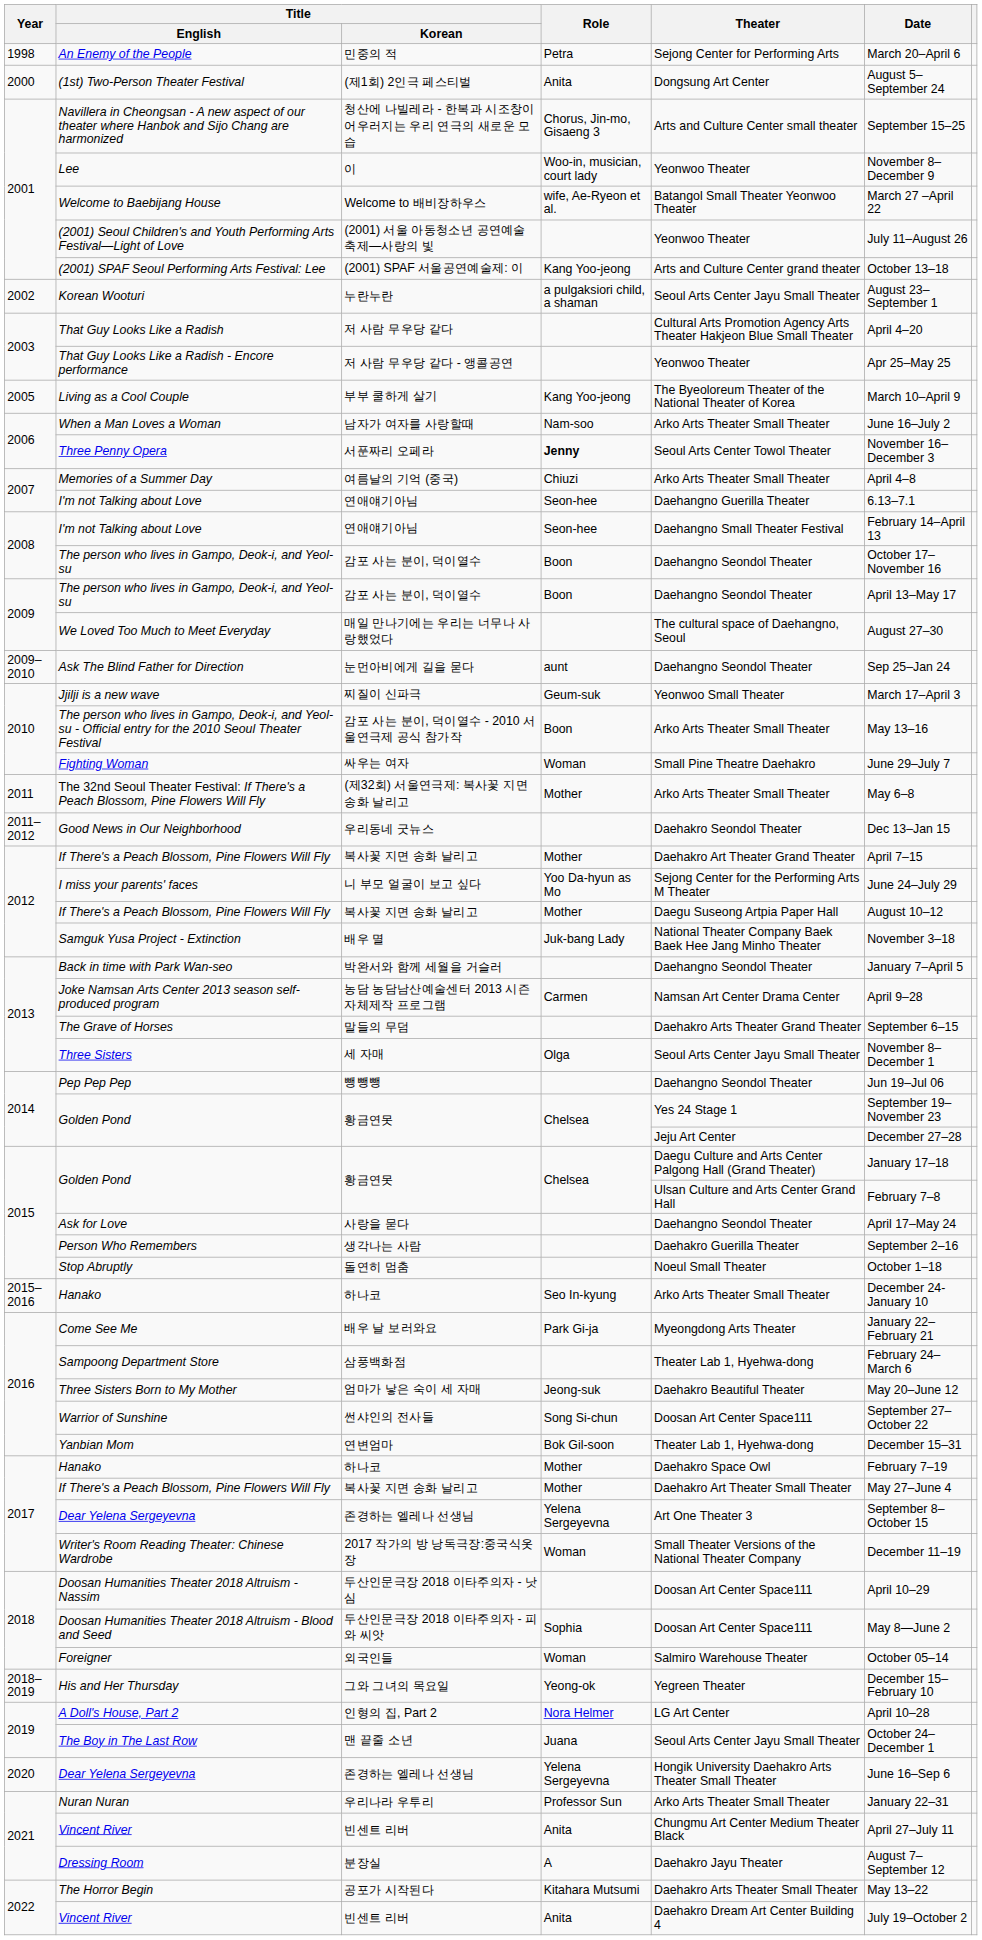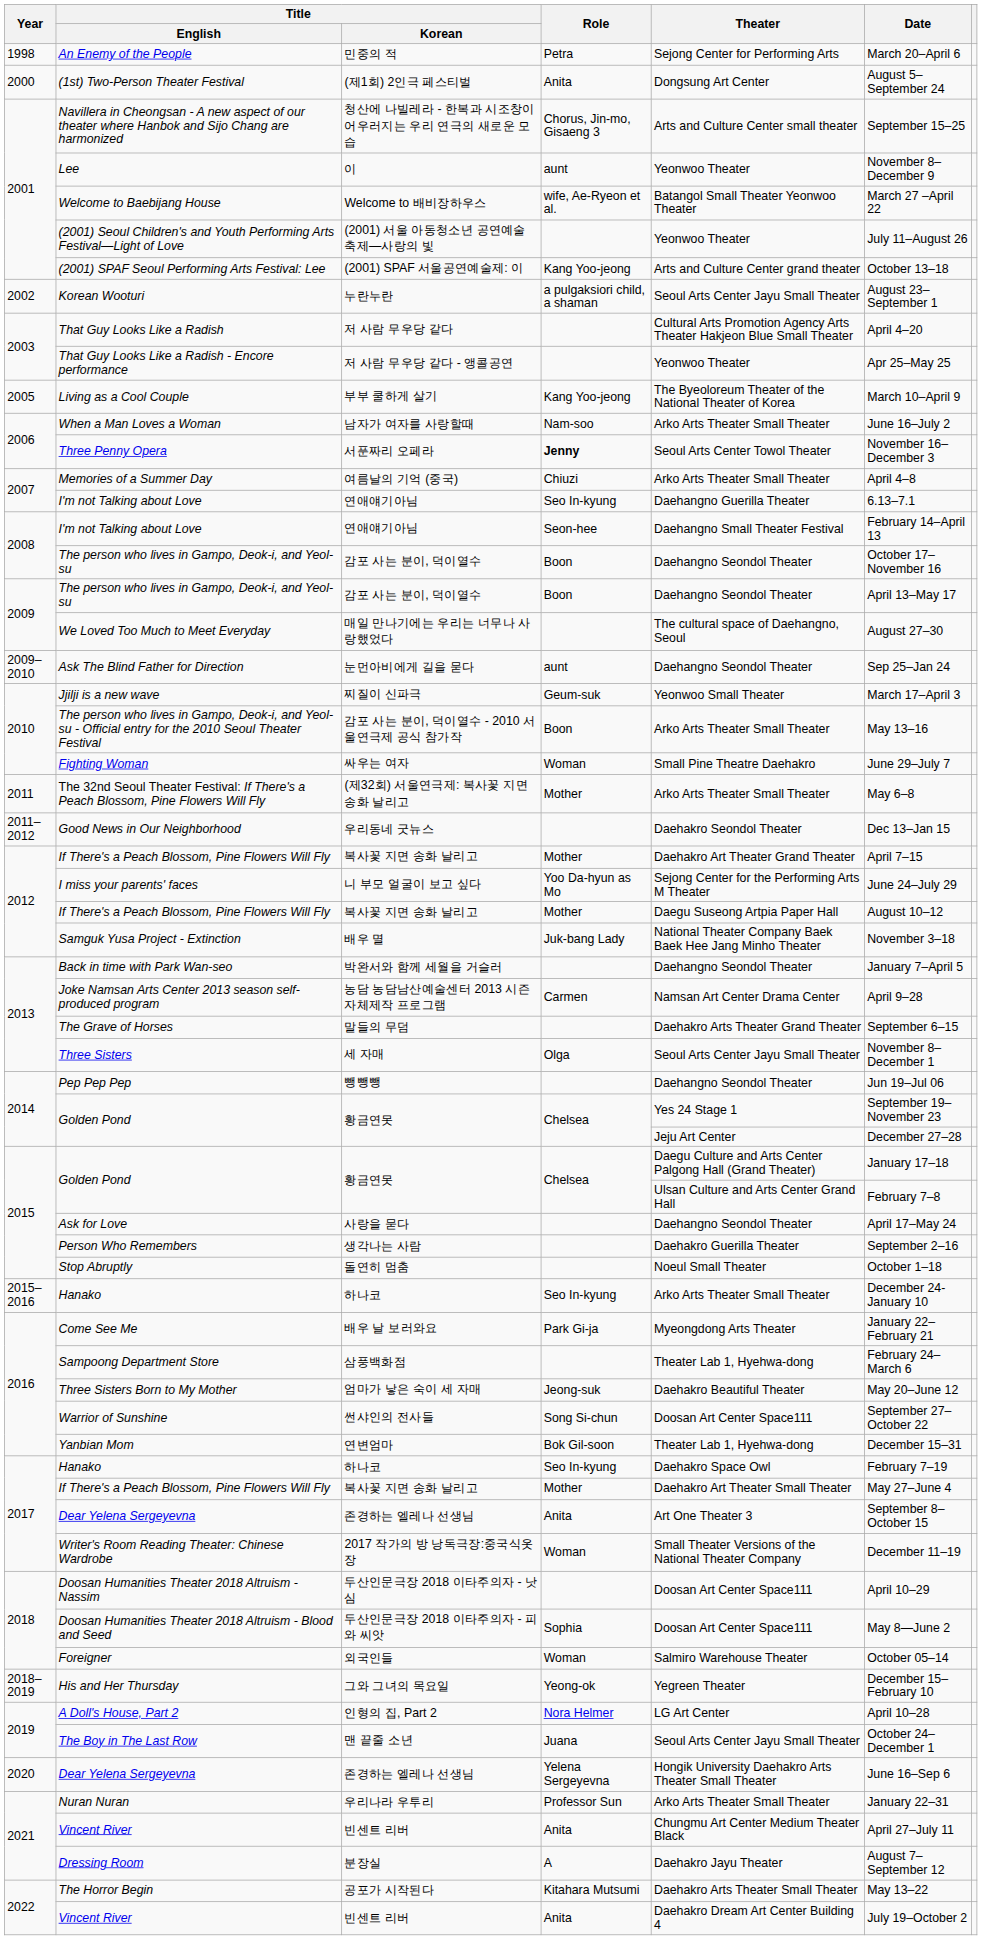(593, 169) Woo-in, musician, court lady -> (556, 169) aunt
(570, 501) Seon-hee -> (580, 501) Seo In-kyung
(563, 1467) Mother -> (580, 1467) Seo In-kyung
(577, 1516) Yelena Sergeyevna -> (558, 1516) Anita
